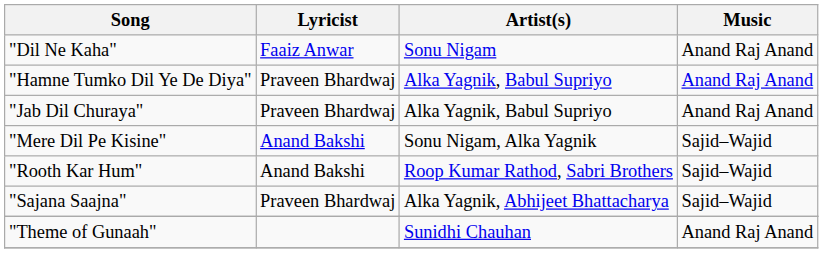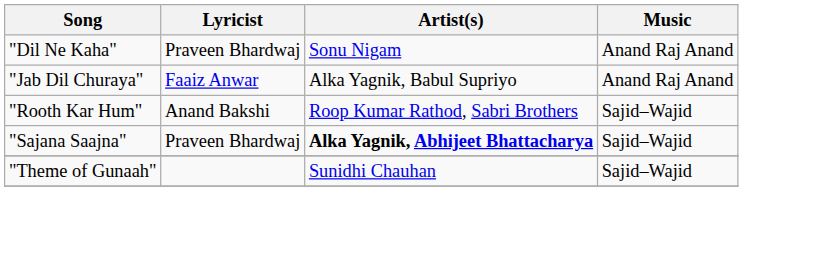(307, 50) Faaiz Anwar -> (233, 50) Praveen Bhardwaj
- row: (130, 80)
(328, 110) Praveen Bhardwaj -> (212, 80) Faaiz Anwar
- row: (88, 141)
(536, 201) normal -> (451, 141) bold
(747, 232) Anand Raj Anand -> (647, 171) Sajid–Wajid
